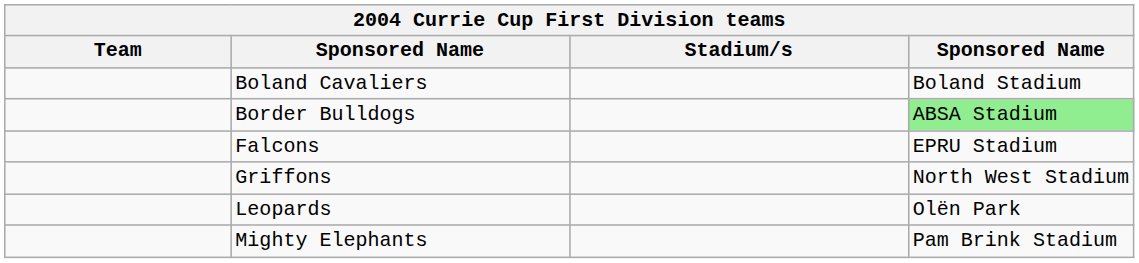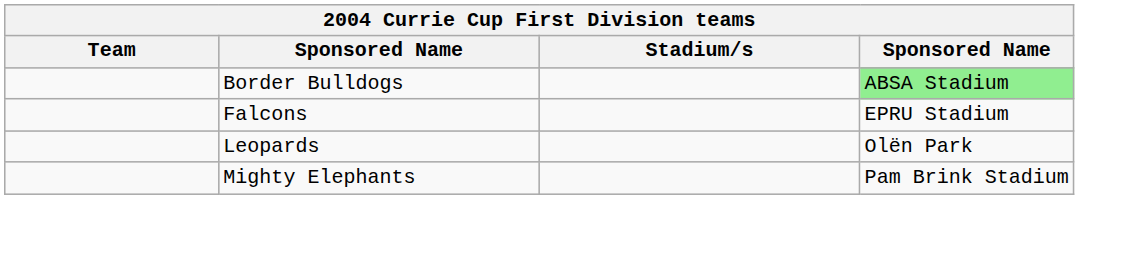- row: (331, 83)
- row: (283, 177)
